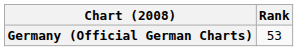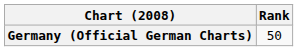(274, 36) 53 -> (274, 36) 50
